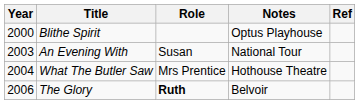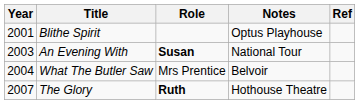(20, 33) 2000 -> (20, 33) 2001
(175, 52) normal -> (176, 52) bold
(279, 71) Hothouse Theatre -> (249, 71) Belvoir
(20, 90) 2006 -> (20, 90) 2007
(249, 90) Belvoir -> (279, 90) Hothouse Theatre
